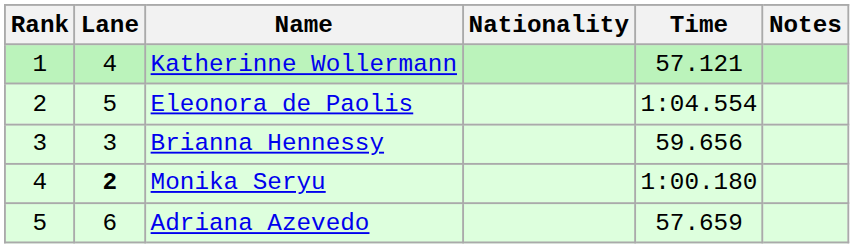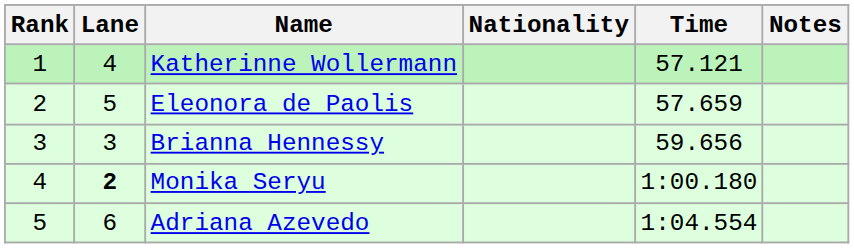(699, 104) 1:04.554 -> (699, 104) 57.659
(699, 223) 57.659 -> (699, 223) 1:04.554
